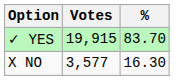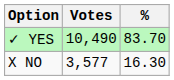(91, 40) 19,915 -> (91, 40) 10,490
